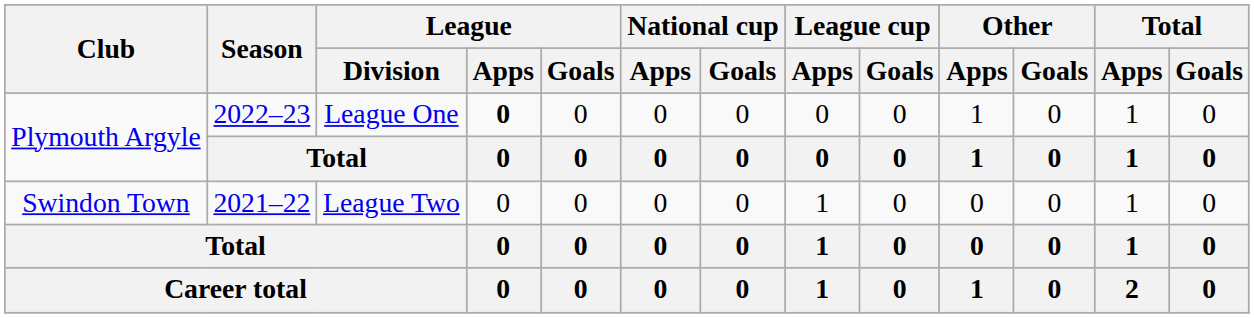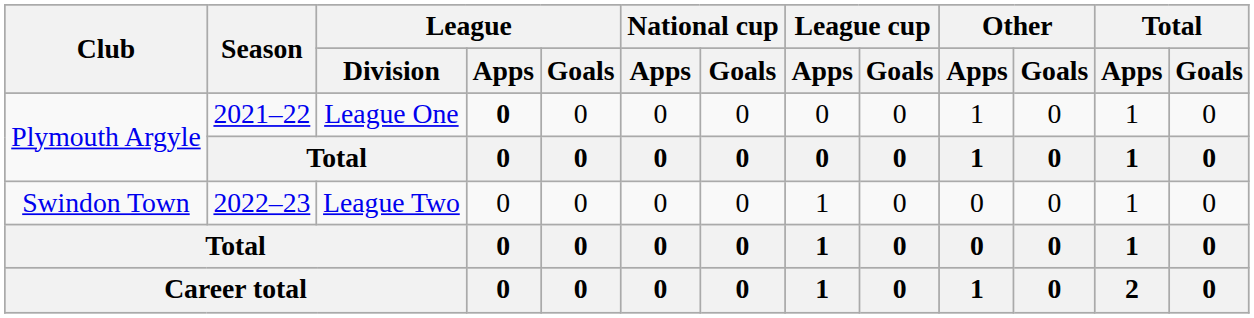(262, 114) 2022–23 -> (262, 114) 2021–22
(262, 202) 2021–22 -> (262, 202) 2022–23
